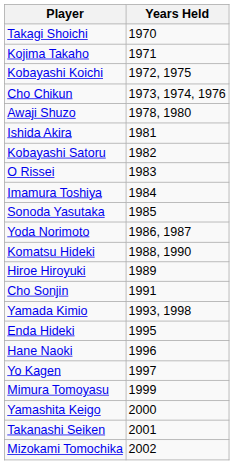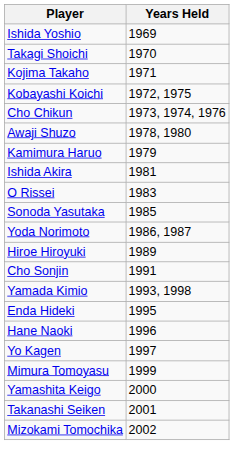+ row: (44, 34)
+ row: (54, 152)
- row: (57, 152)
- row: (55, 192)
- row: (51, 251)
